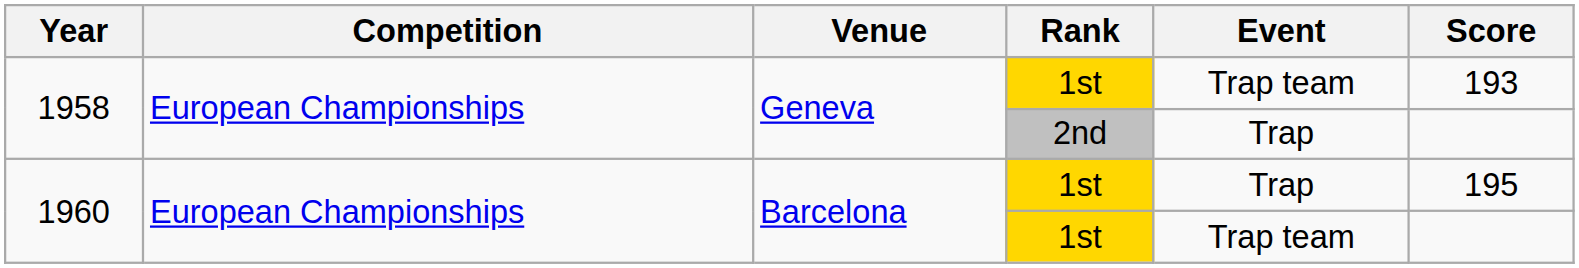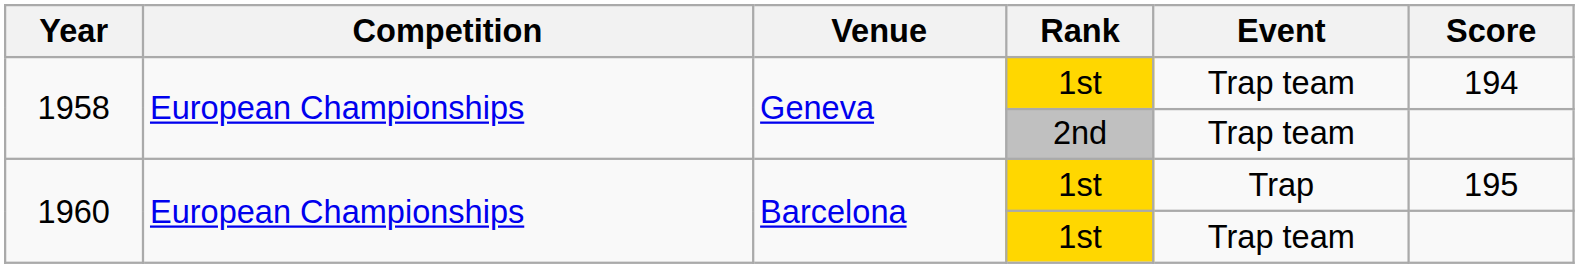(1491, 83) 193 -> (1491, 83) 194
(1281, 134) Trap -> (1281, 134) Trap team
